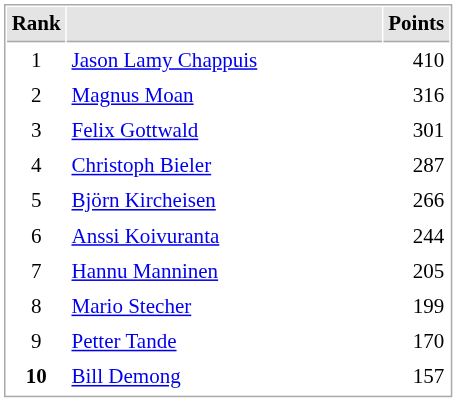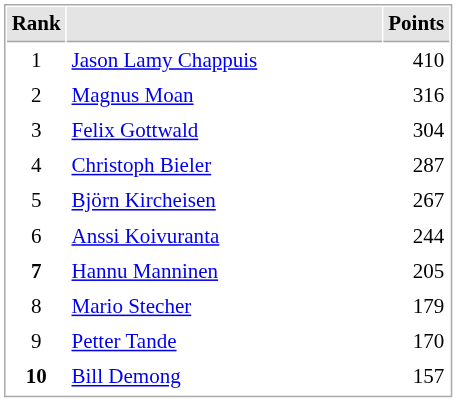(429, 130) 301 -> (429, 130) 304
(429, 201) 266 -> (429, 201) 267
(36, 271) normal -> (36, 271) bold
(429, 306) 199 -> (429, 306) 179
